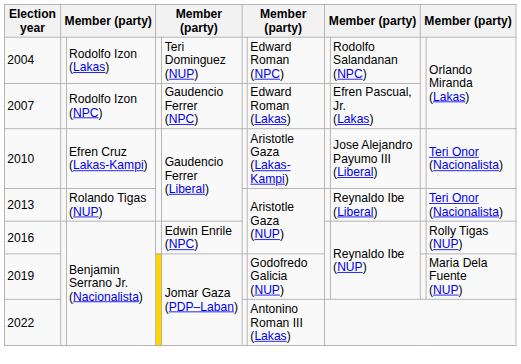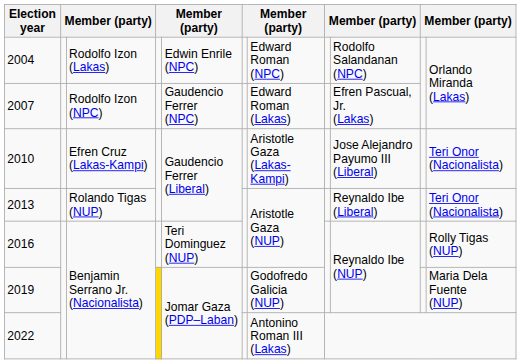(195, 60) Teri Dominguez (NUP) -> (198, 60) Edwin Enrile (NPC)
(198, 238) Edwin Enrile (NPC) -> (195, 244) Teri Dominguez (NUP)
